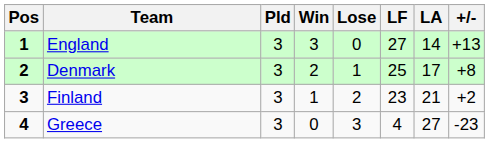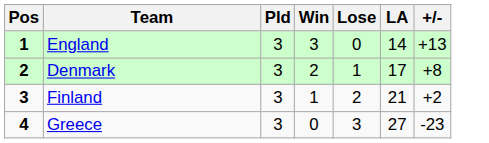- column: (397, 17)
